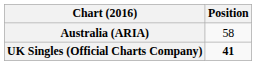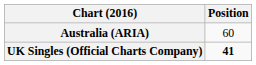(228, 32) 58 -> (228, 32) 60
